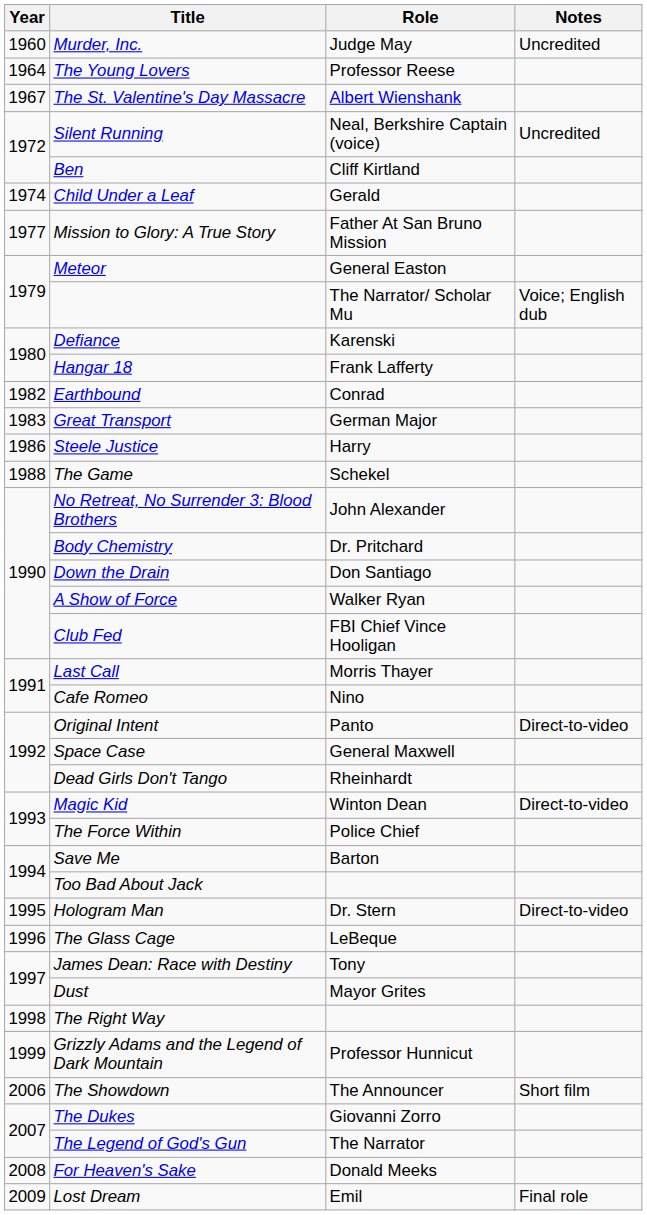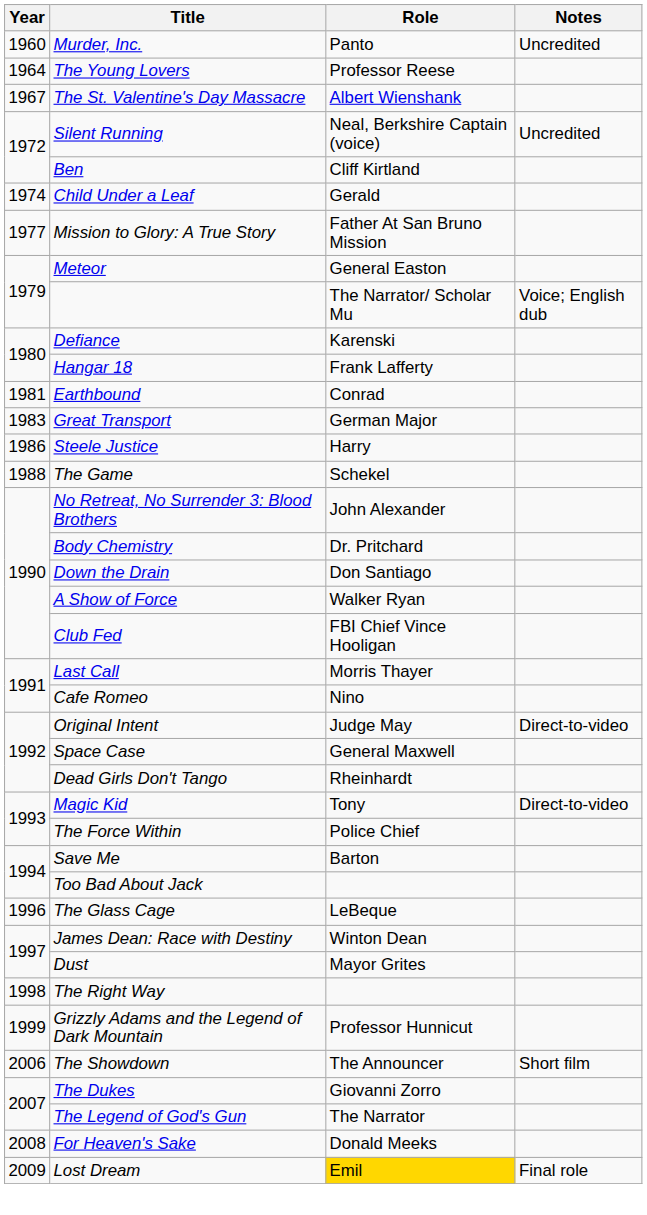(371, 44) Judge May -> (352, 44) Panto
(27, 394) 1982 -> (27, 394) 1981
(352, 725) Panto -> (371, 725) Judge May
(378, 805) Winton Dean -> (347, 805) Tony
- row: (109, 911)
(347, 964) Tony -> (378, 938) Winton Dean
(346, 1196) no background -> (346, 1170) gold background
